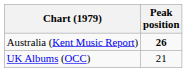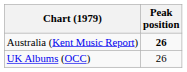(161, 59) 21 -> (161, 59) 26
